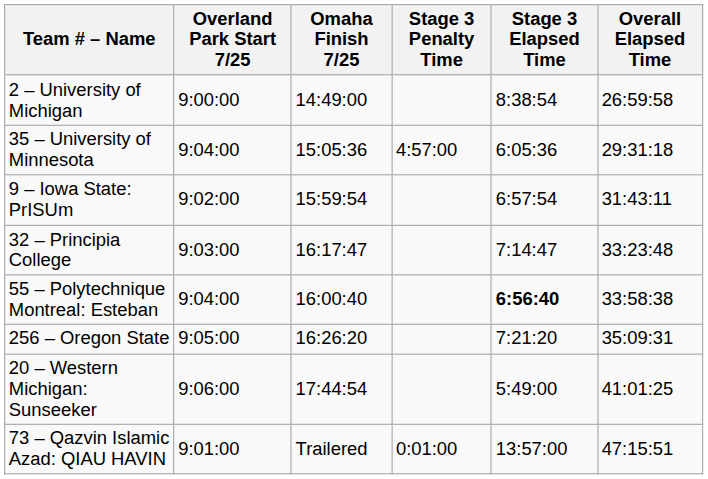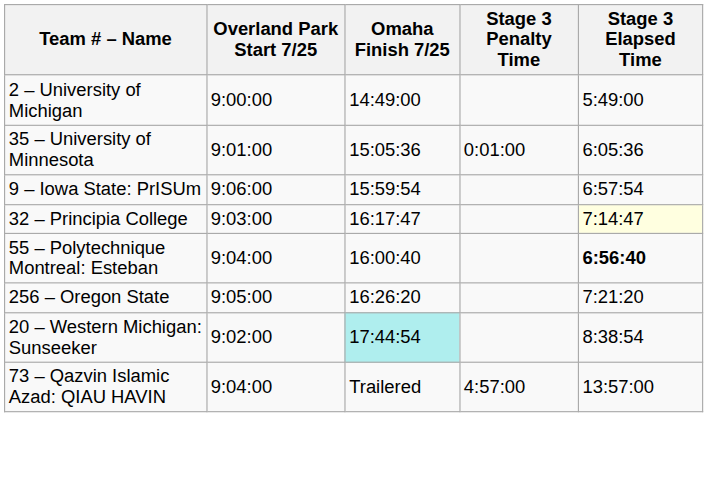- column: (650, 39)
(527, 100) 8:38:54 -> (613, 100) 5:49:00
(209, 149) 9:04:00 -> (241, 149) 9:01:00
(427, 149) 4:57:00 -> (495, 149) 0:01:00
(209, 199) 9:02:00 -> (241, 189) 9:06:00
(527, 249) no background -> (613, 218) lightyellow background
(209, 388) 9:06:00 -> (241, 337) 9:02:00
(331, 388) no background -> (385, 337) paleturquoise background
(527, 388) 5:49:00 -> (613, 337) 8:38:54
(209, 449) 9:01:00 -> (241, 387) 9:04:00
(427, 449) 0:01:00 -> (495, 387) 4:57:00
